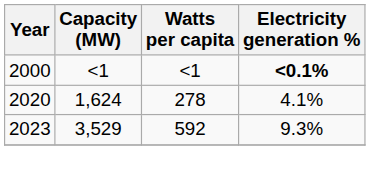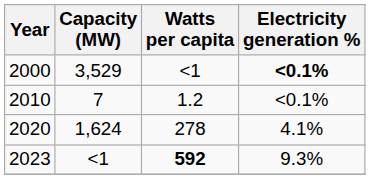(98, 70) <1 -> (98, 70) 3,529
+ row: (30, 99)
(98, 129) 3,529 -> (98, 159) <1
(190, 129) normal -> (190, 159) bold
